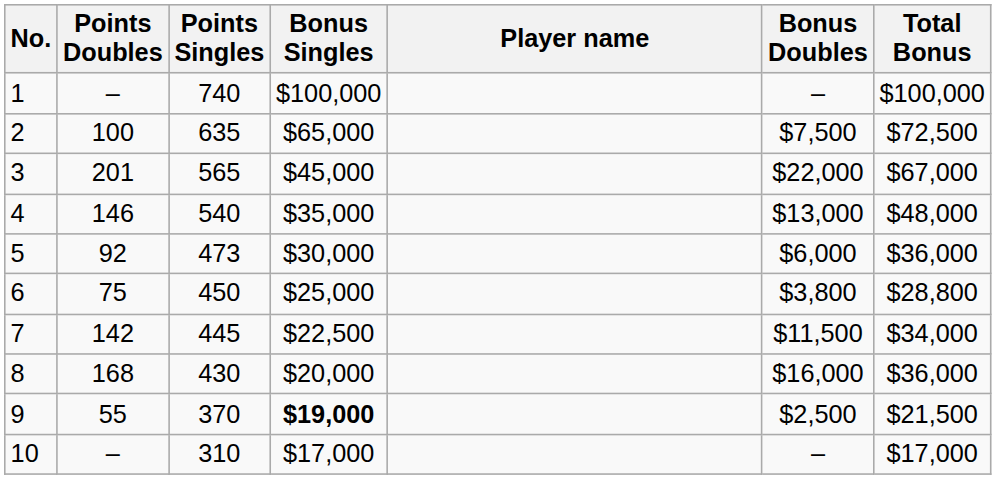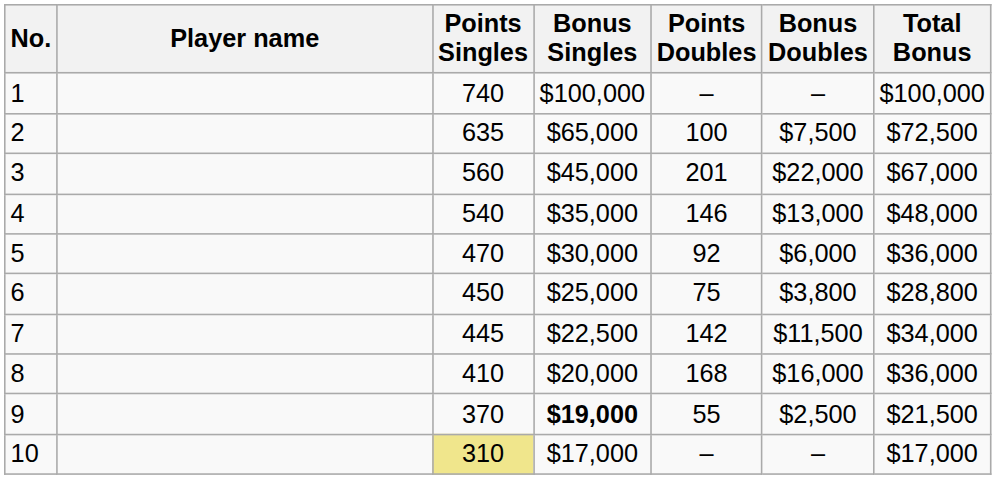columns swapped: (575, 38) <-> (113, 38)
(219, 173) 565 -> (483, 173) 560
(219, 253) 473 -> (483, 253) 470
(219, 373) 430 -> (483, 373) 410
(219, 453) no background -> (483, 453) khaki background
